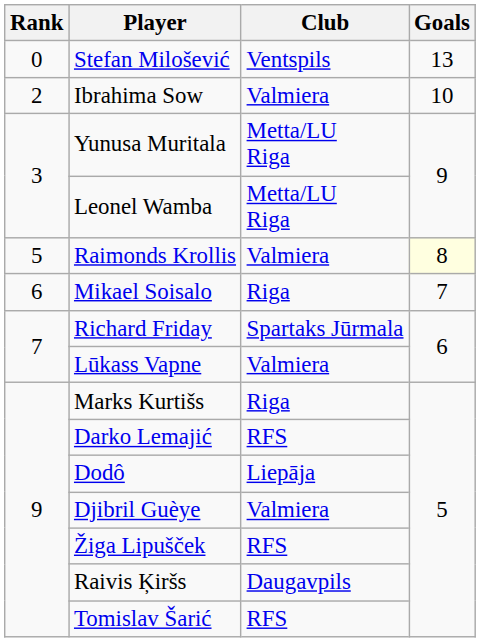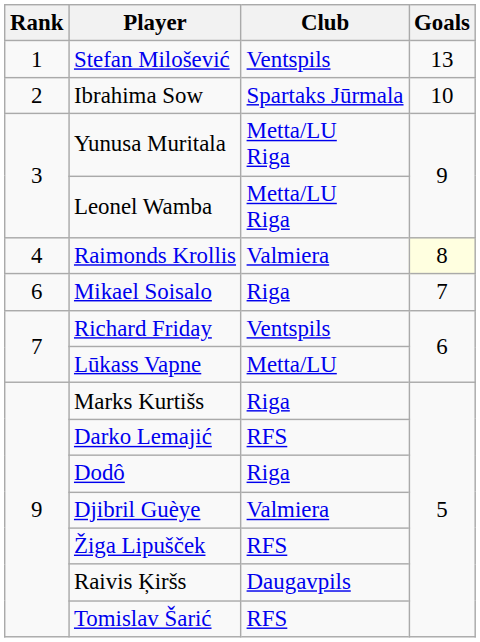(37, 58) 0 -> (37, 58) 1
(288, 95) Valmiera -> (325, 95) Spartaks Jūrmala
(37, 255) 5 -> (37, 255) 4
(325, 328) Spartaks Jūrmala -> (289, 328) Ventspils
(288, 364) Valmiera -> (292, 364) Metta/LU
(281, 473) Liepāja -> (268, 473) Riga
